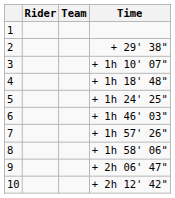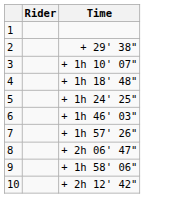- column: (74, 13)
(130, 150) + 1h 58' 06" -> (99, 150) + 2h 06' 47"
(130, 167) + 2h 06' 47" -> (99, 167) + 1h 58' 06"
